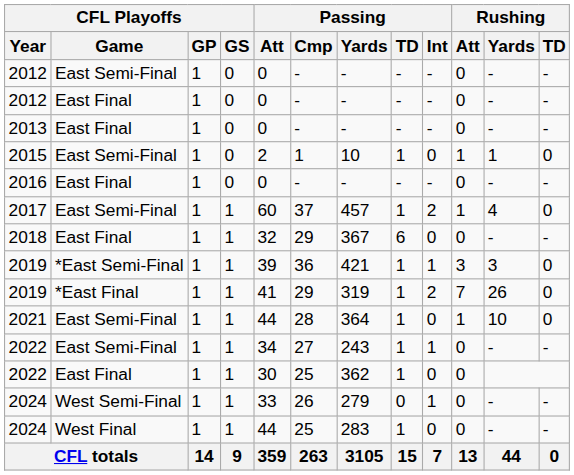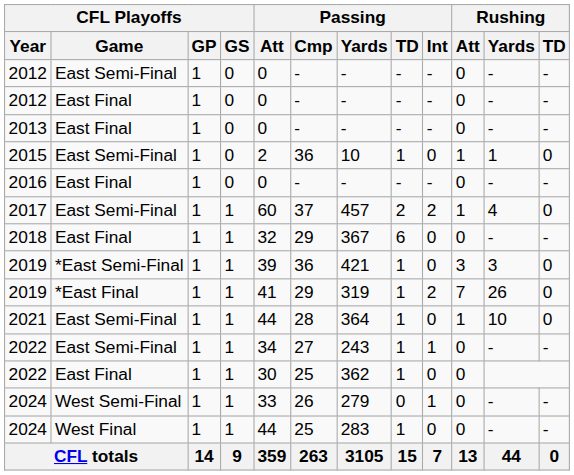(299, 155) 1 -> (304, 155) 36
(400, 210) 1 -> (400, 210) 2
(431, 264) 1 -> (431, 264) 0
